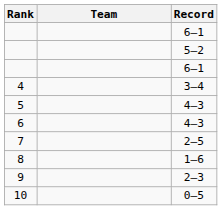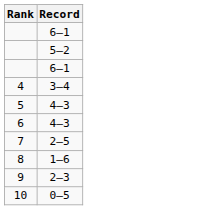- column: (104, 14)
